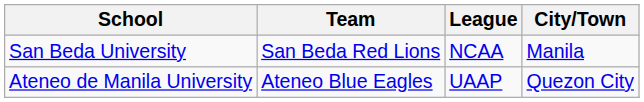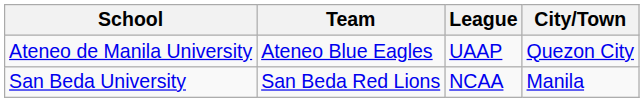rows swapped: (98, 50) <-> (131, 81)
